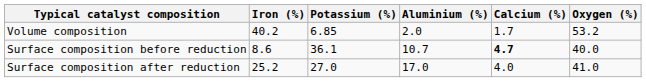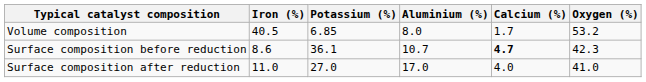(265, 31) 40.2 -> (265, 31) 40.5
(412, 31) 2.0 -> (412, 31) 8.0
(586, 49) 40.0 -> (586, 49) 42.3
(265, 67) 25.2 -> (265, 67) 11.0
